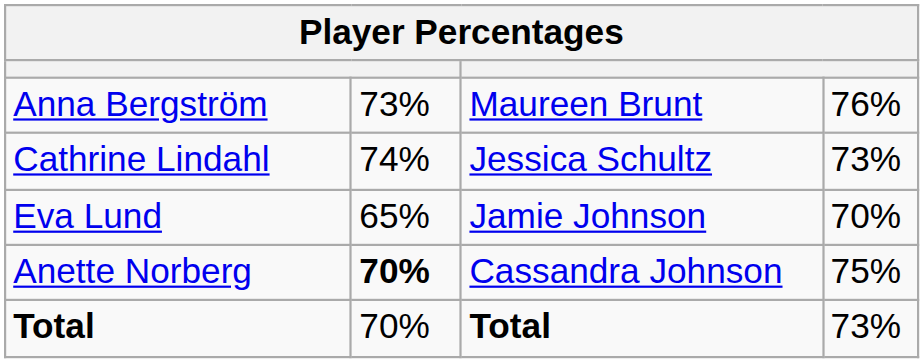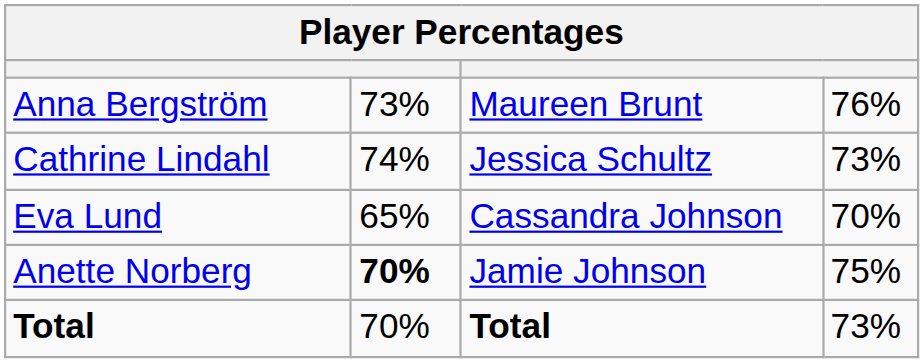(588, 216) Jamie Johnson -> (626, 216) Cassandra Johnson
(626, 271) Cassandra Johnson -> (588, 271) Jamie Johnson
